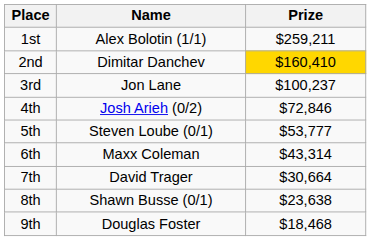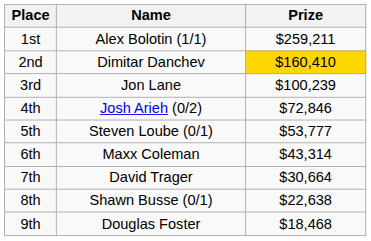(306, 85) $100,237 -> (306, 85) $100,239
(306, 200) $23,638 -> (306, 200) $22,638
